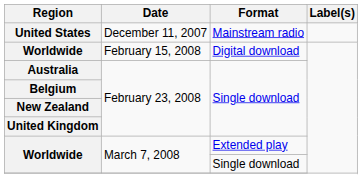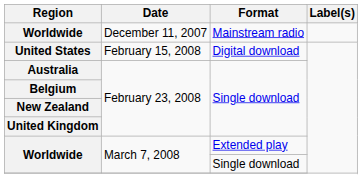(53, 32) United States -> (53, 32) Worldwide
(53, 51) Worldwide -> (53, 51) United States
